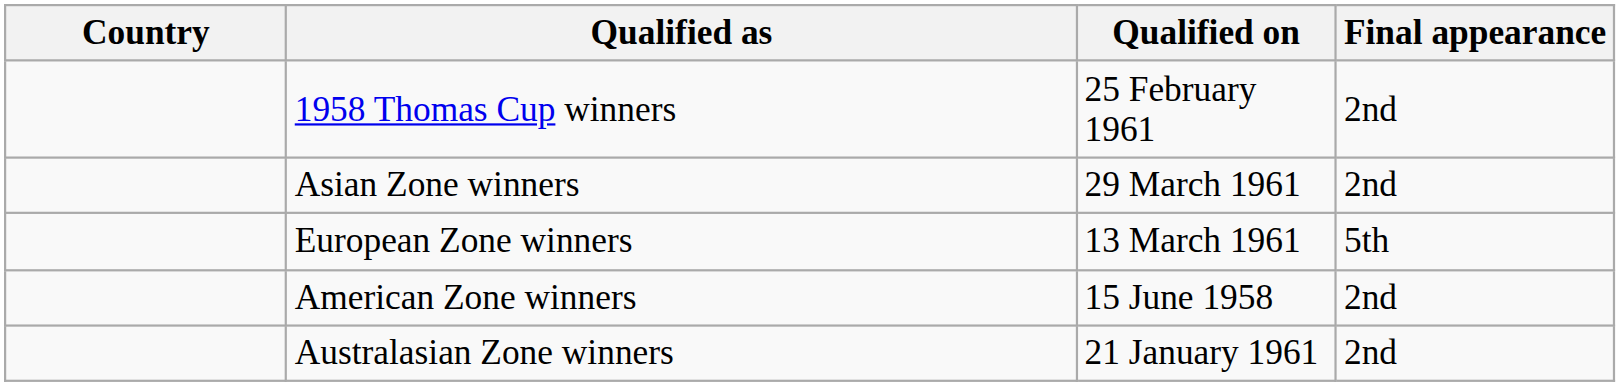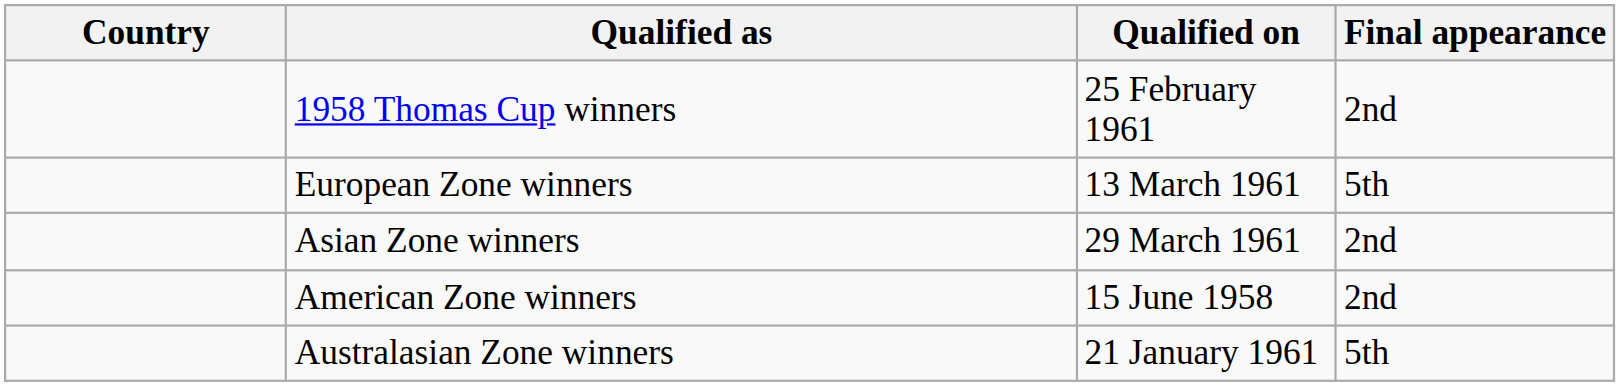rows swapped: (437, 184) <-> (464, 240)
(1370, 352) 2nd -> (1367, 352) 5th
